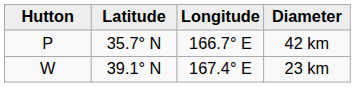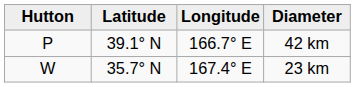(134, 43) 35.7° N -> (134, 43) 39.1° N
(134, 69) 39.1° N -> (134, 69) 35.7° N
